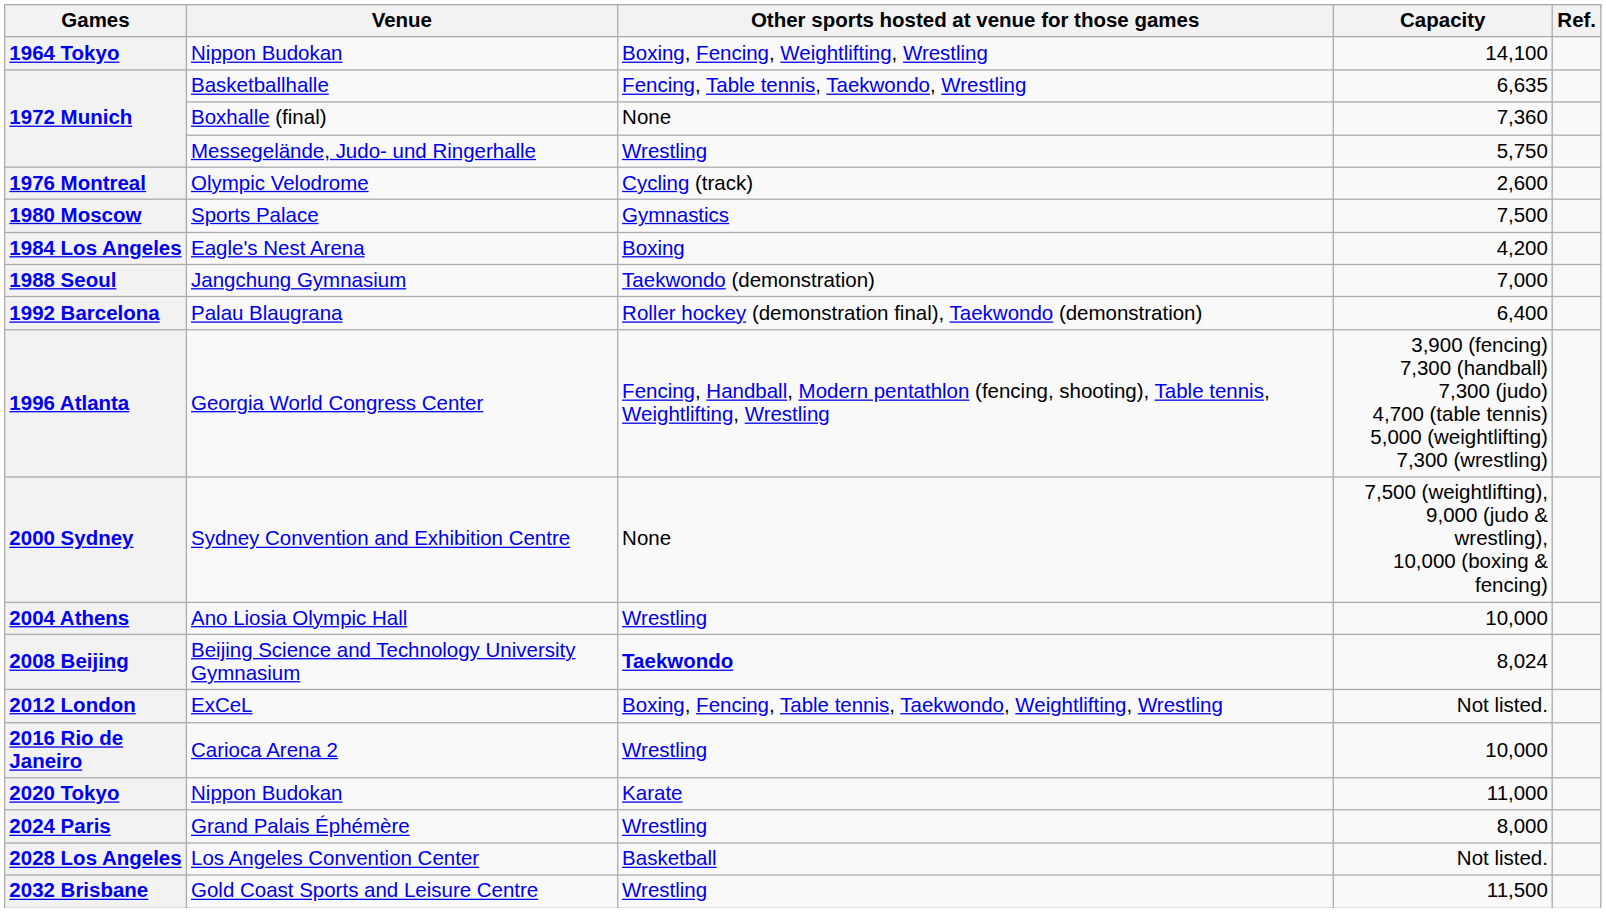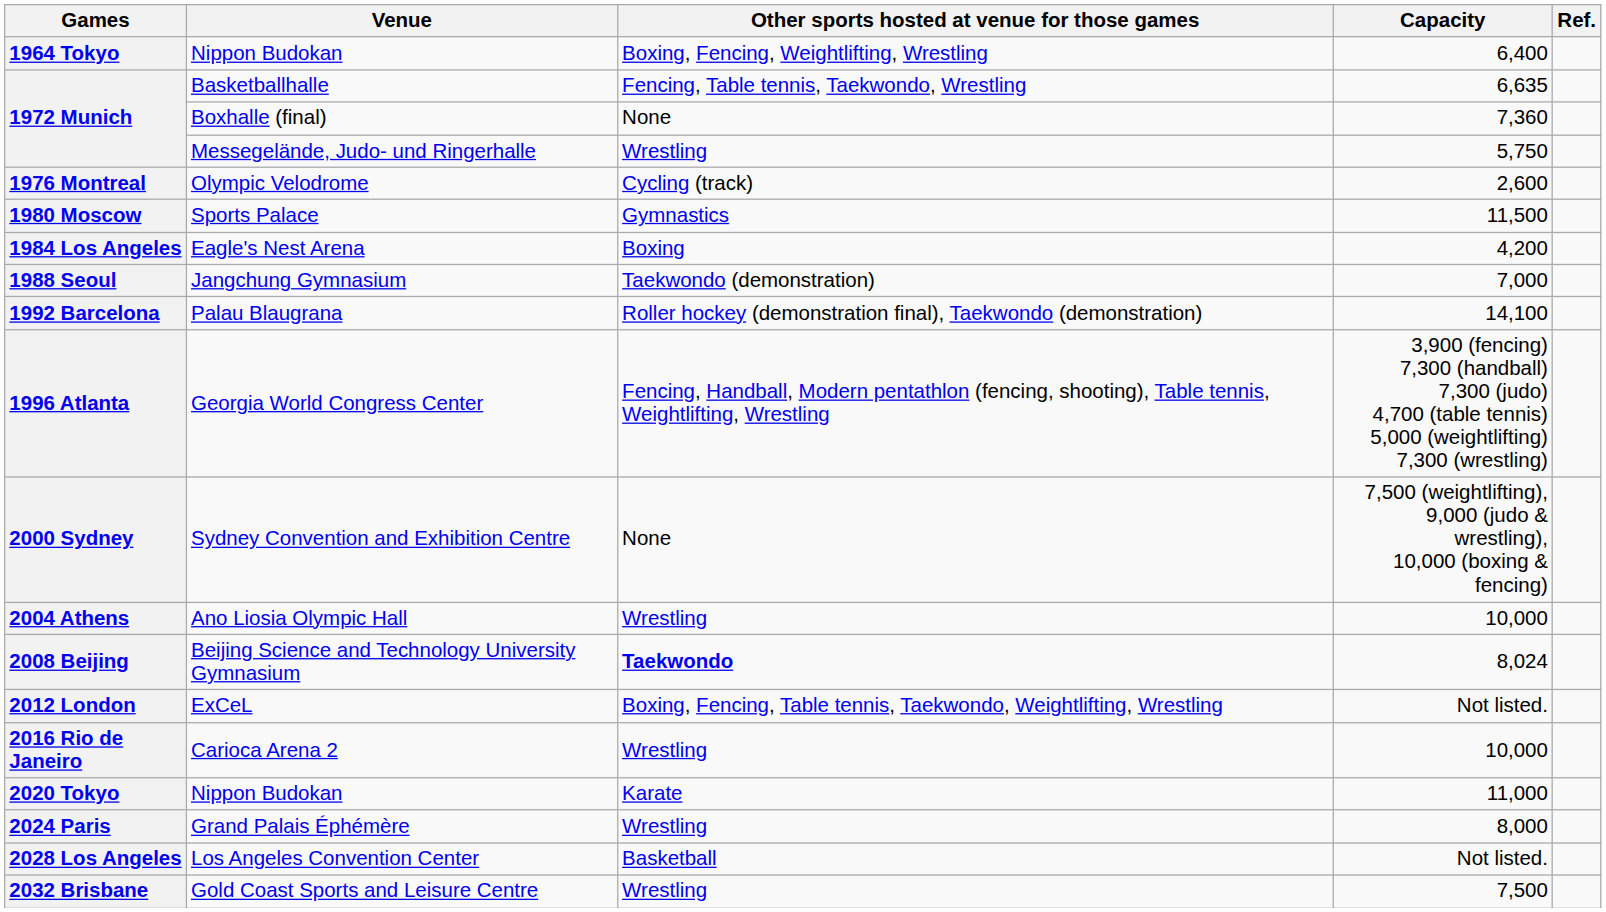(1517, 53) 14,100 -> (1522, 53) 6,400
(1522, 215) 7,500 -> (1517, 215) 11,500
(1522, 313) 6,400 -> (1517, 313) 14,100
(1517, 891) 11,500 -> (1522, 891) 7,500
